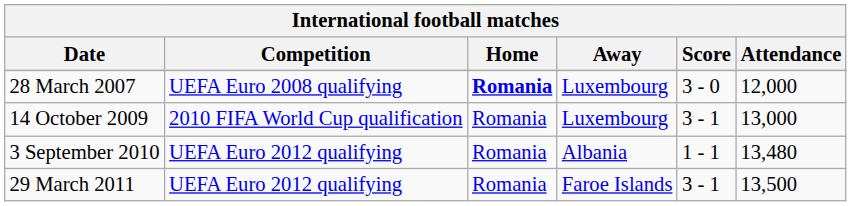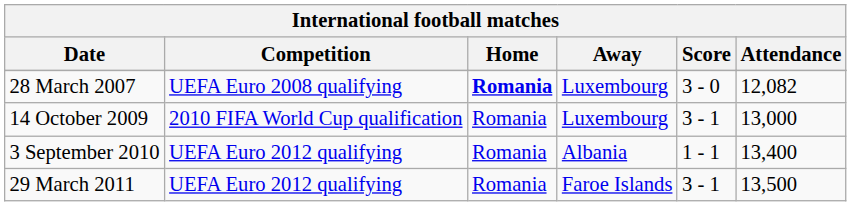(769, 86) 12,000 -> (769, 86) 12,082
(769, 151) 13,480 -> (769, 151) 13,400
